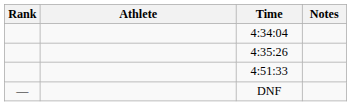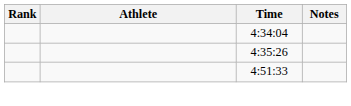- row: (269, 91)
